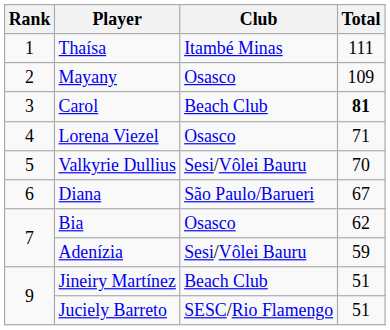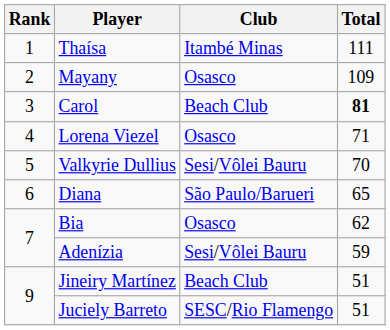(361, 194) 67 -> (361, 194) 65
